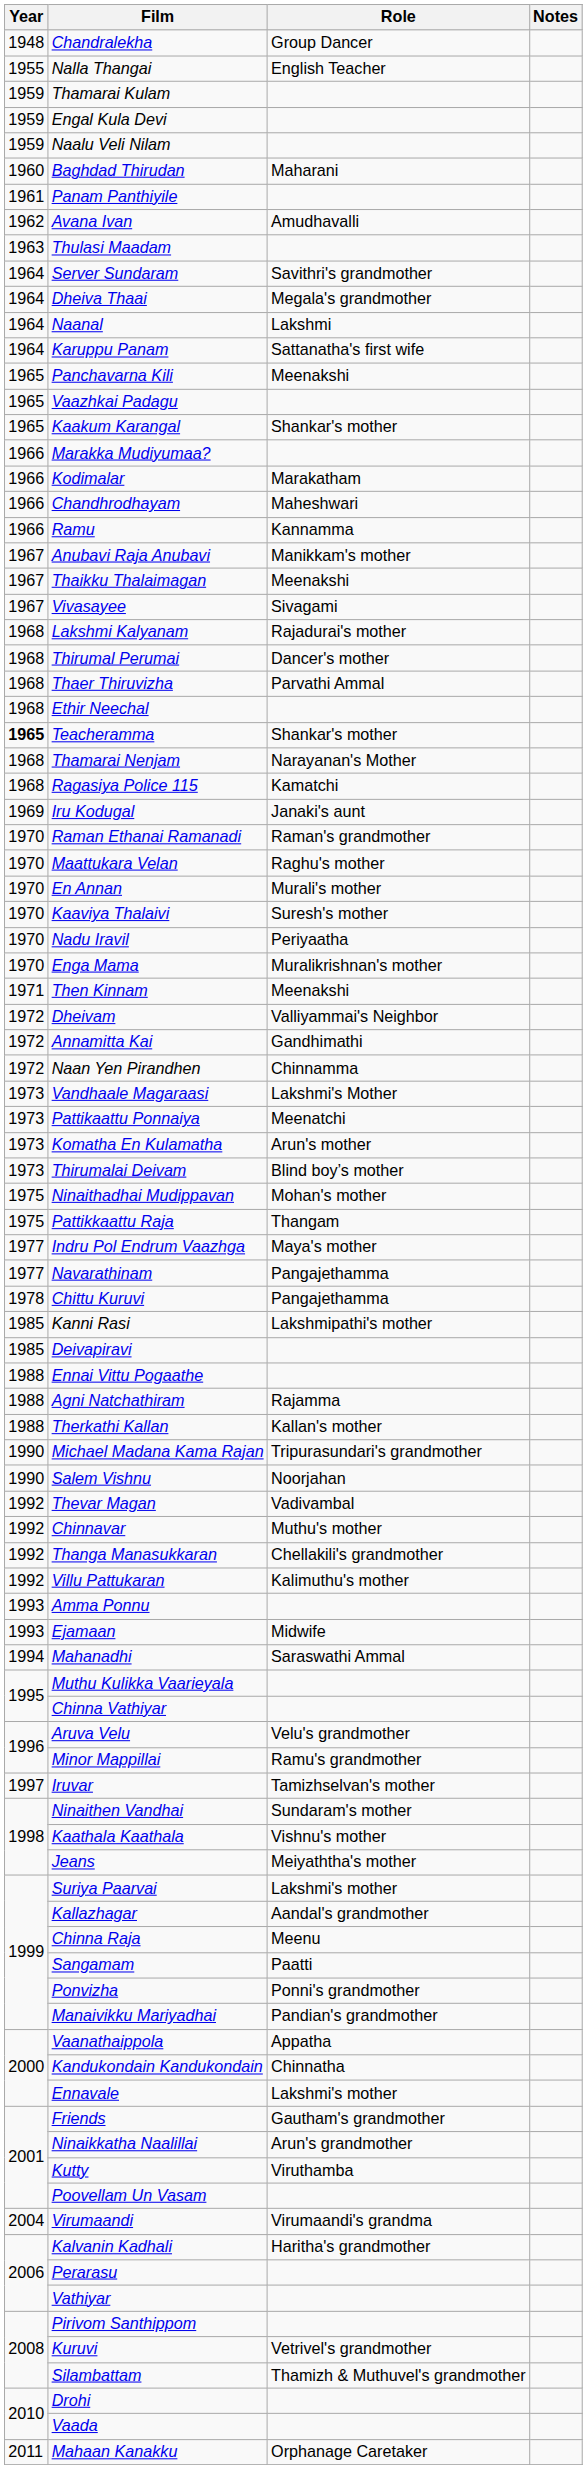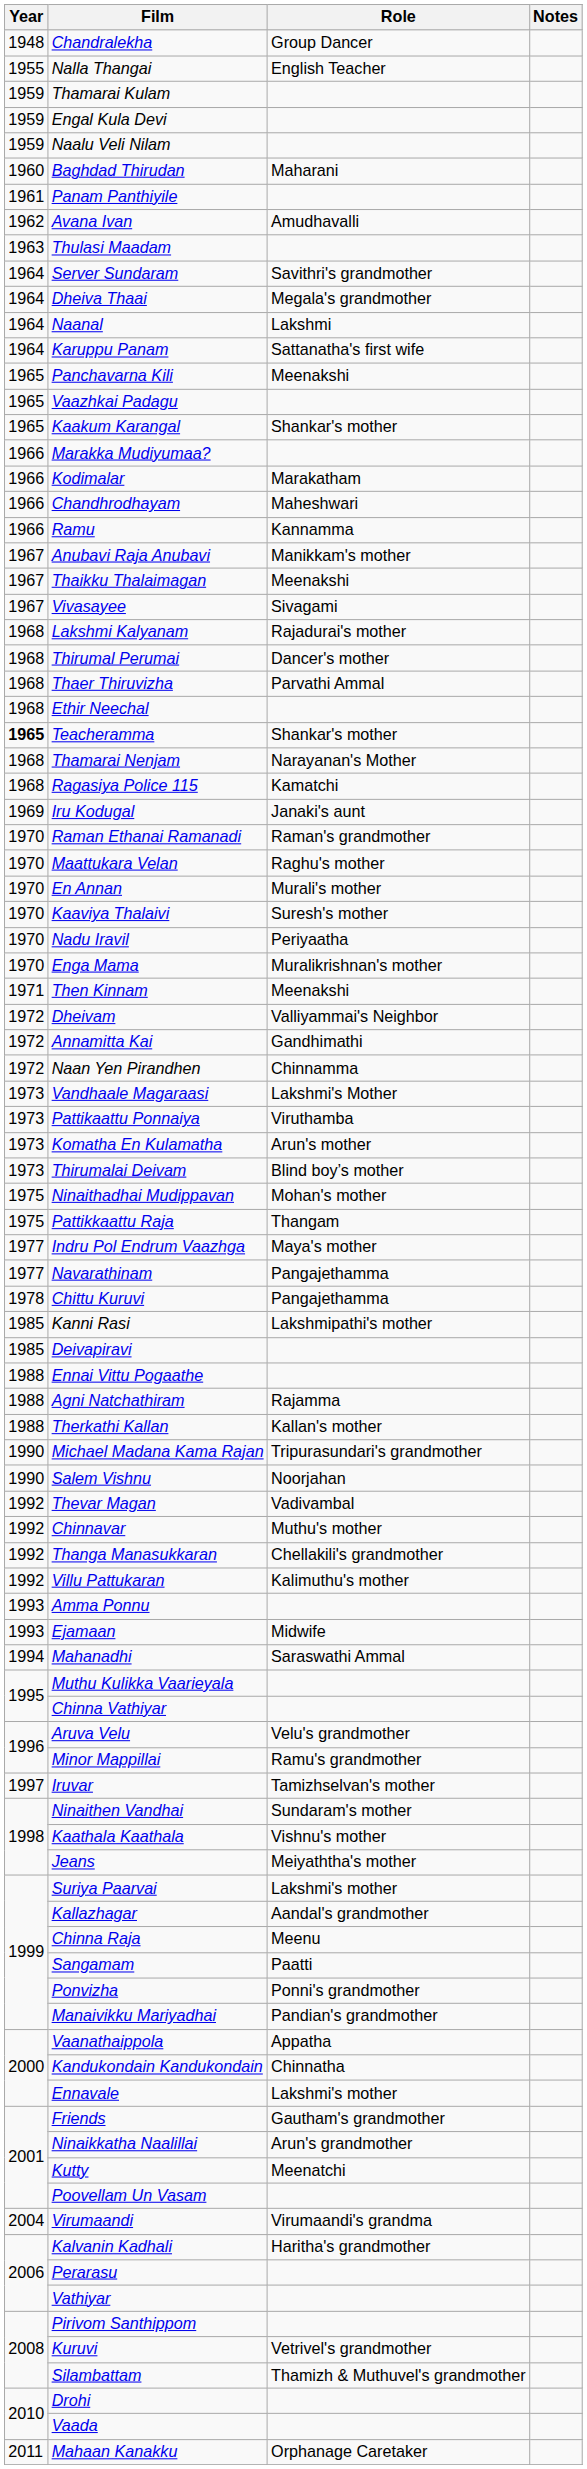(308, 1119) Meenatchi -> (312, 1119) Viruthamba
(312, 2170) Viruthamba -> (308, 2170) Meenatchi
